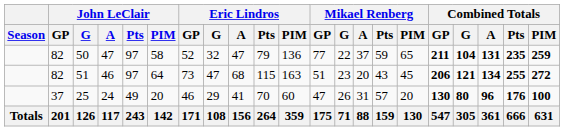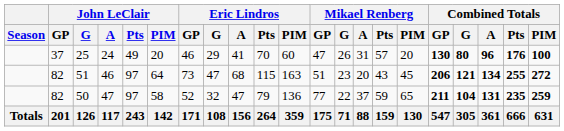rows swapped: (82, 95) <-> (82, 55)
